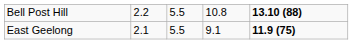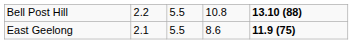(213, 30) 9.1 -> (213, 30) 8.6
